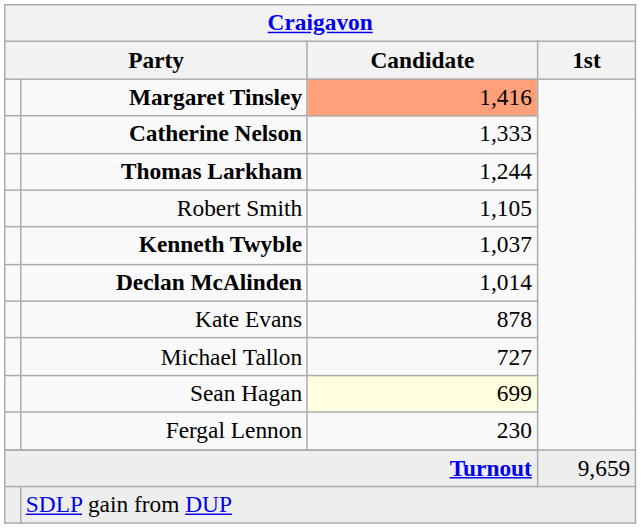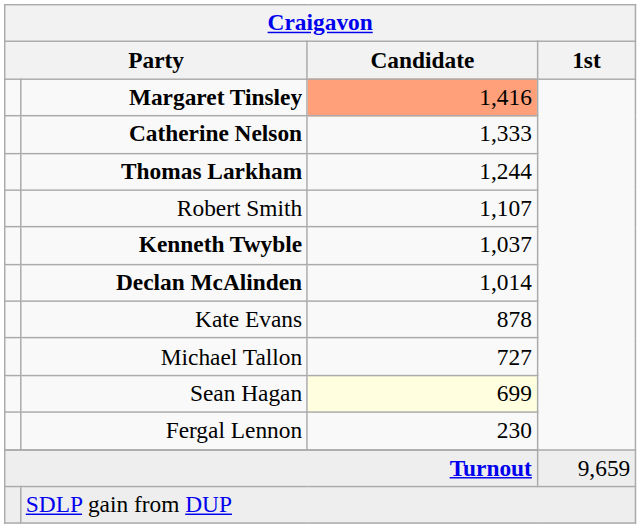(506, 208) 1,105 -> (506, 208) 1,107
